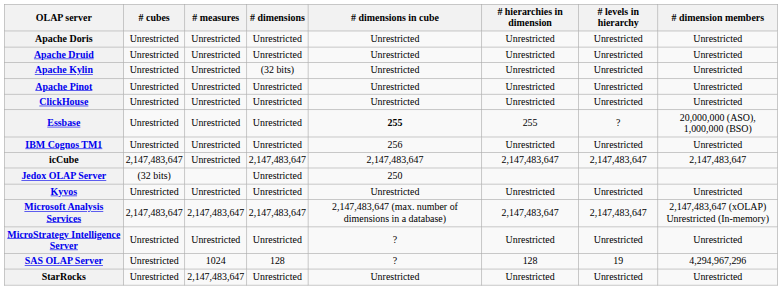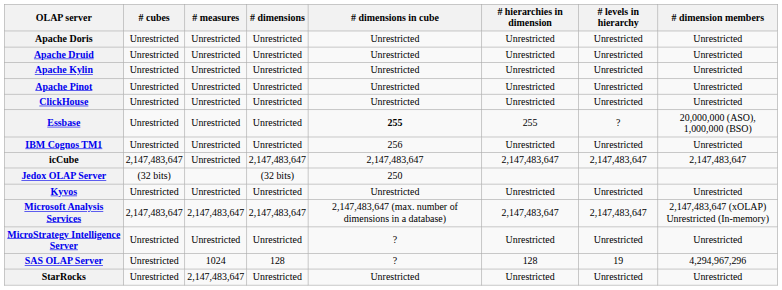(277, 70) (32 bits) -> (277, 70) Unrestricted
(277, 176) Unrestricted -> (277, 176) (32 bits)
